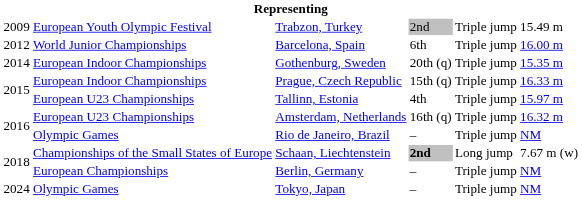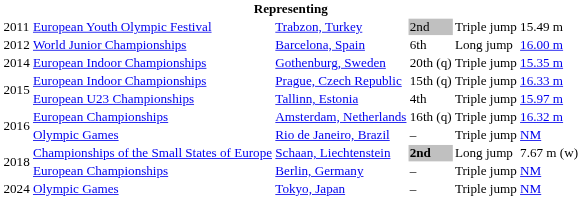(17, 26) 2009 -> (16, 26) 2011
(486, 45) Triple jump -> (484, 45) Long jump
(114, 117) European U23 Championships -> (101, 117) European Championships
